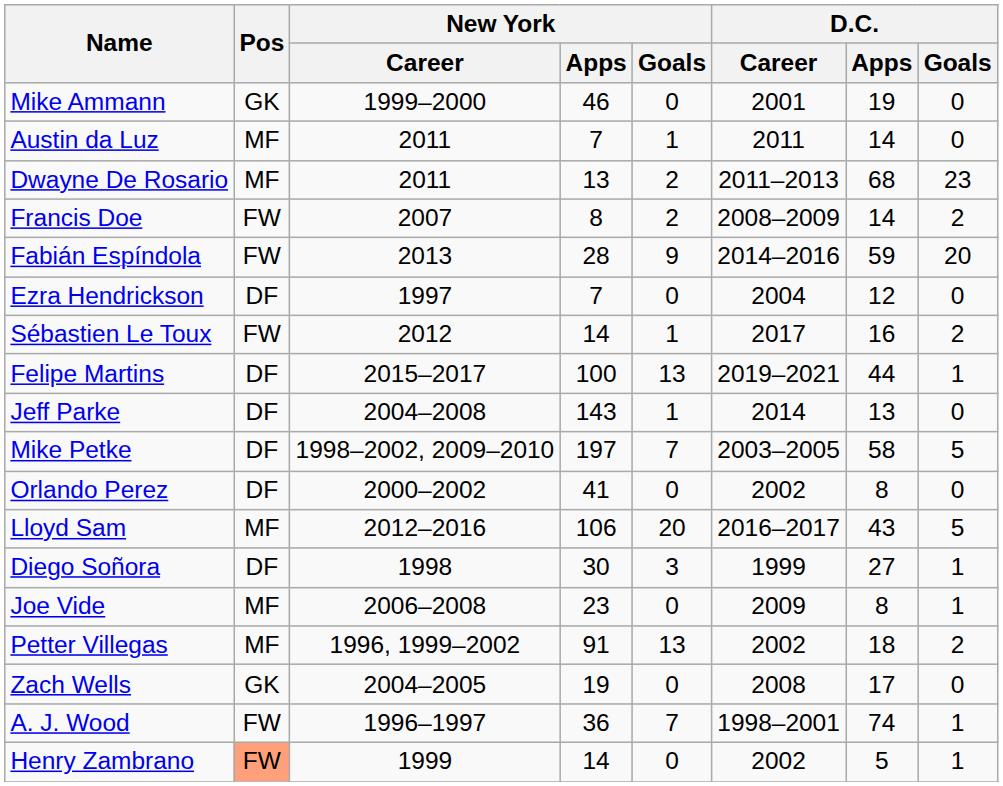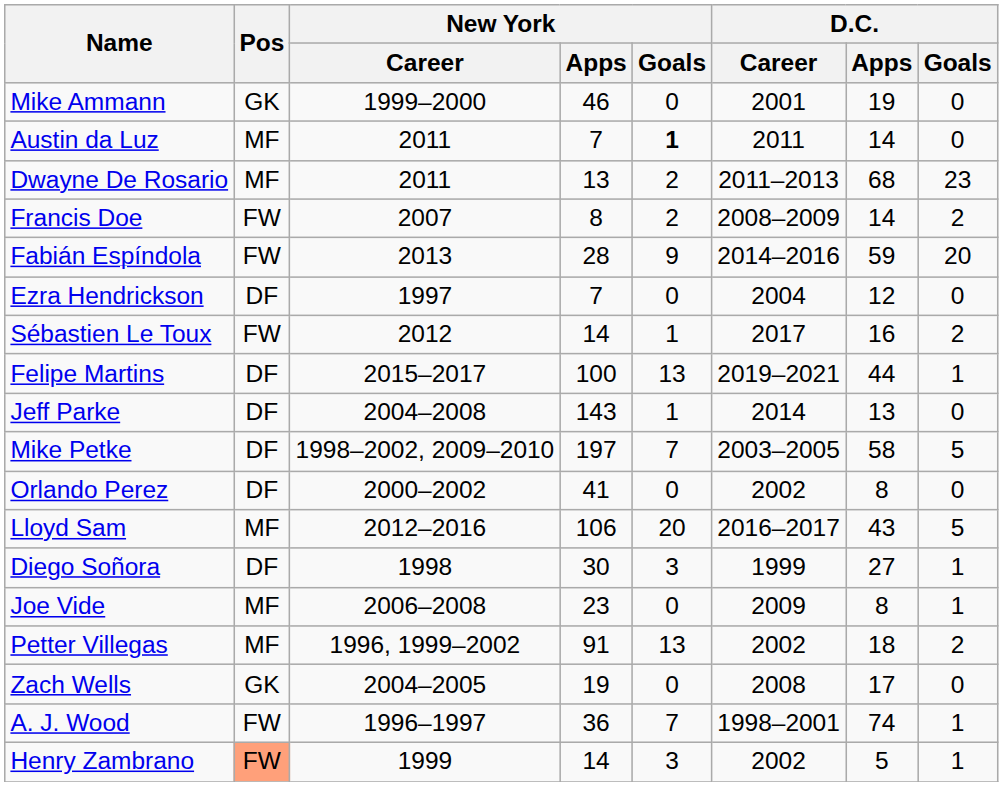(672, 140) normal -> (672, 140) bold
(672, 761) 0 -> (672, 761) 3
